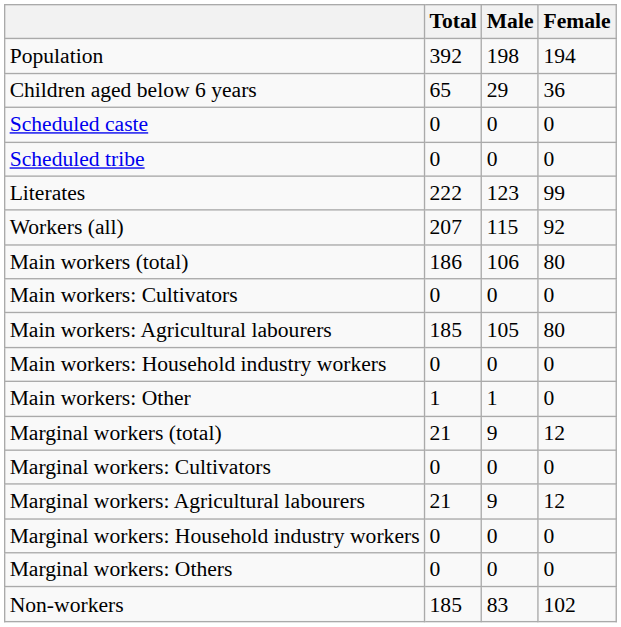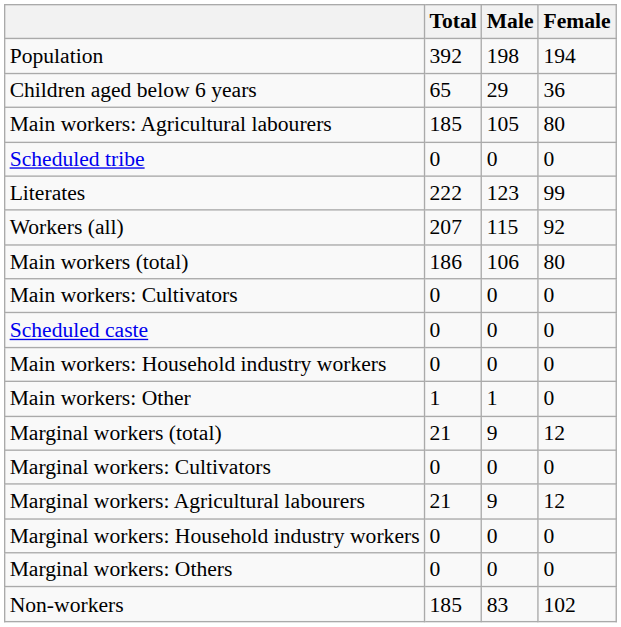rows swapped: (79, 124) <-> (171, 329)
